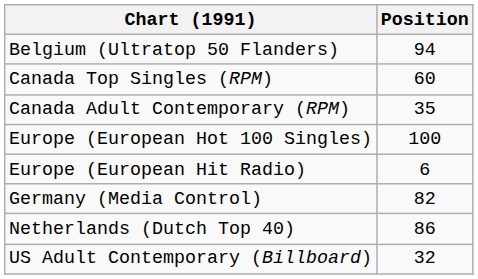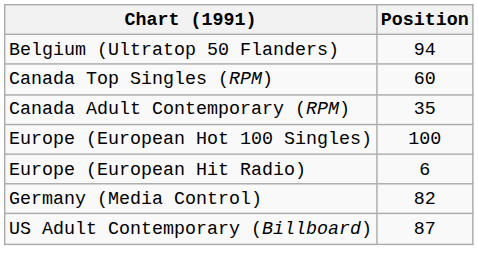- row: (152, 229)
(425, 259) 32 -> (425, 229) 87
